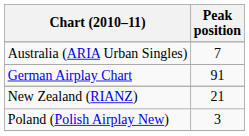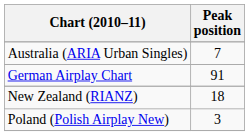(217, 97) 21 -> (217, 97) 18
